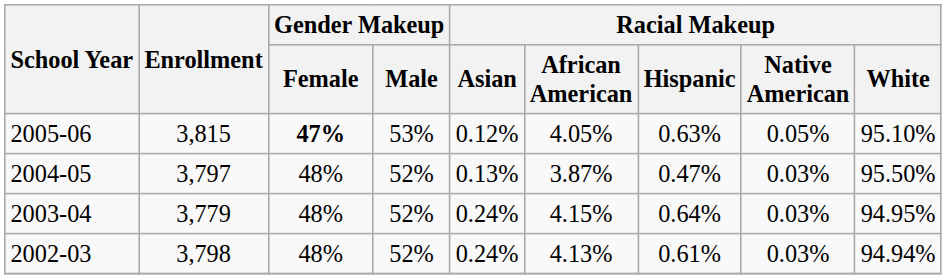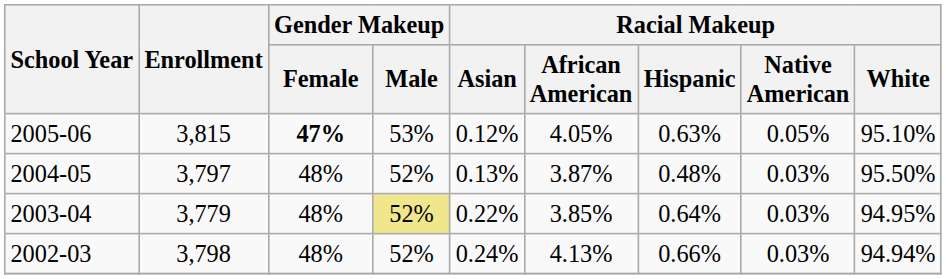(690, 173) 0.47% -> (690, 173) 0.48%
(412, 213) no background -> (412, 213) khaki background
(487, 213) 0.24% -> (487, 213) 0.22%
(581, 213) 4.15% -> (581, 213) 3.85%
(690, 254) 0.61% -> (690, 254) 0.66%
